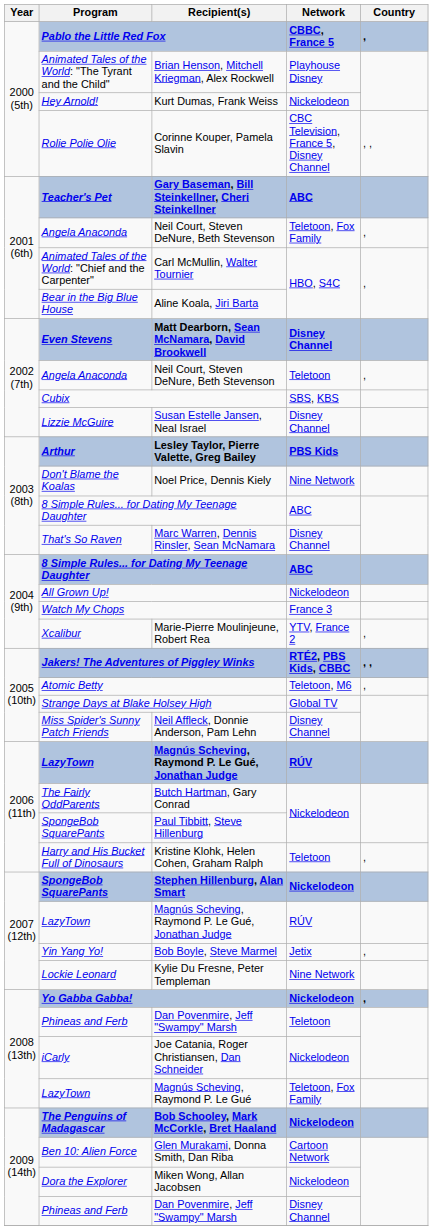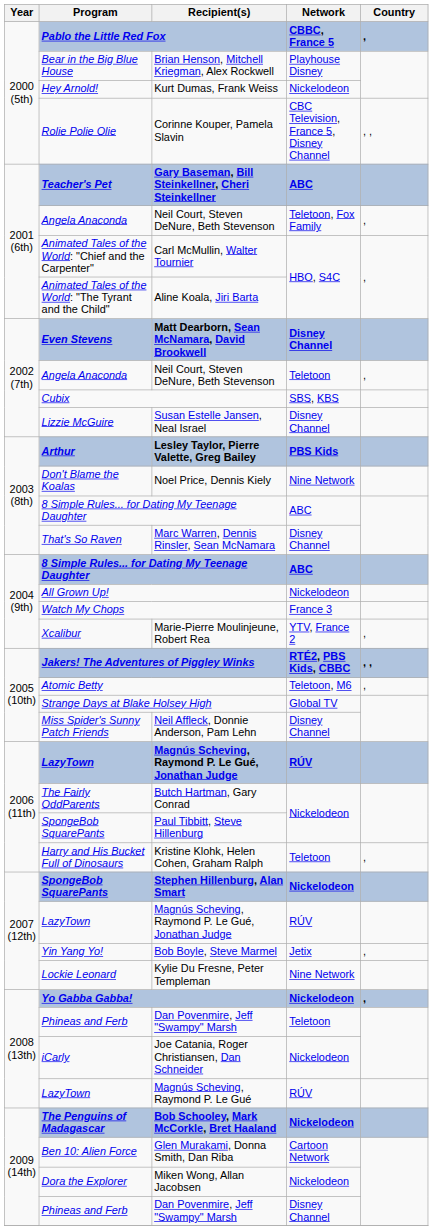(94, 72) Animated Tales of the World: "The Tyrant and the Child" -> (90, 65) Bear in the Big Blue House
(90, 304) Bear in the Big Blue House -> (94, 298) Animated Tales of the World: "The Tyrant and the Child"
(322, 1093) Teletoon, Fox Family -> (301, 1093) RÚV
